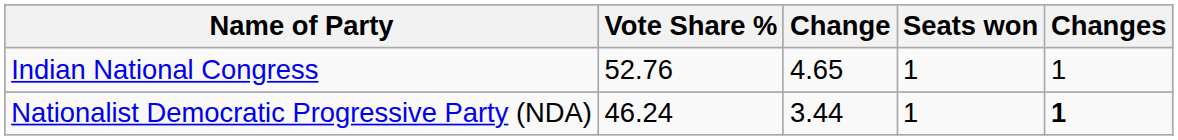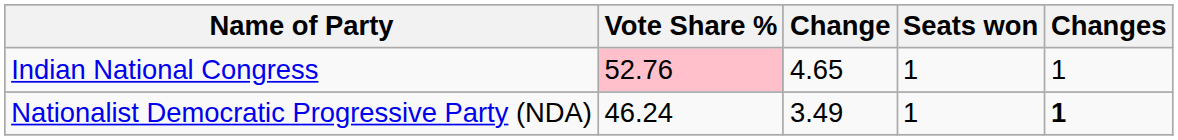(639, 69) no background -> (639, 69) pink background
(817, 112) 3.44 -> (817, 112) 3.49
